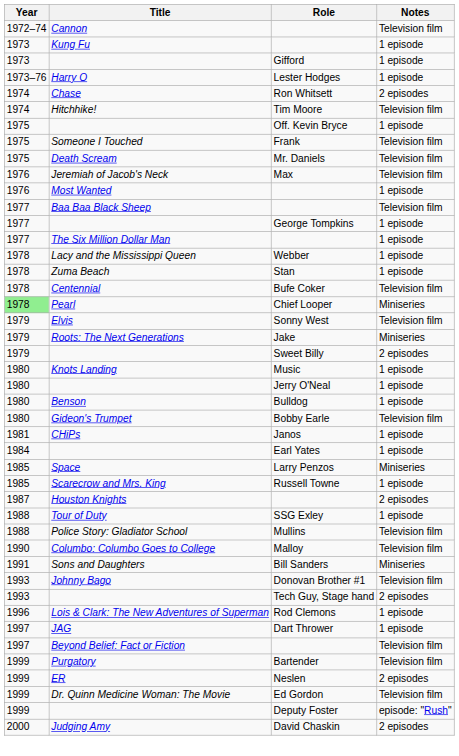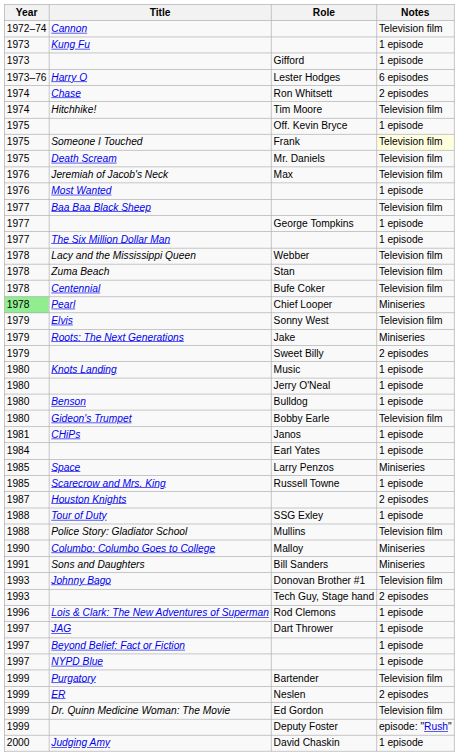(401, 77) 1 episode -> (404, 77) 6 episodes
(411, 142) no background -> (411, 142) lightyellow background
(401, 256) 1 episode -> (411, 256) Television film
(401, 272) 1 episode -> (411, 272) Television film
(411, 548) Television film -> (402, 548) Miniseries
(411, 645) Television film -> (401, 645) 1 episode
+ row: (77, 662)
(404, 727) 2 episodes -> (401, 743) 1 episode
